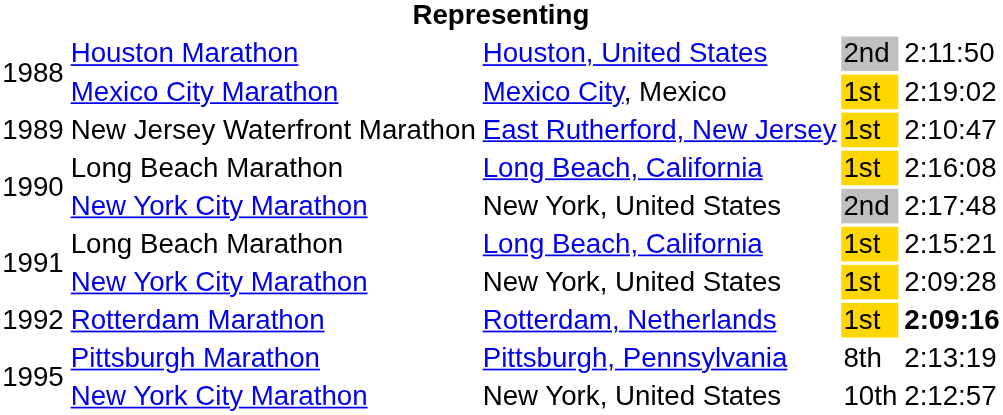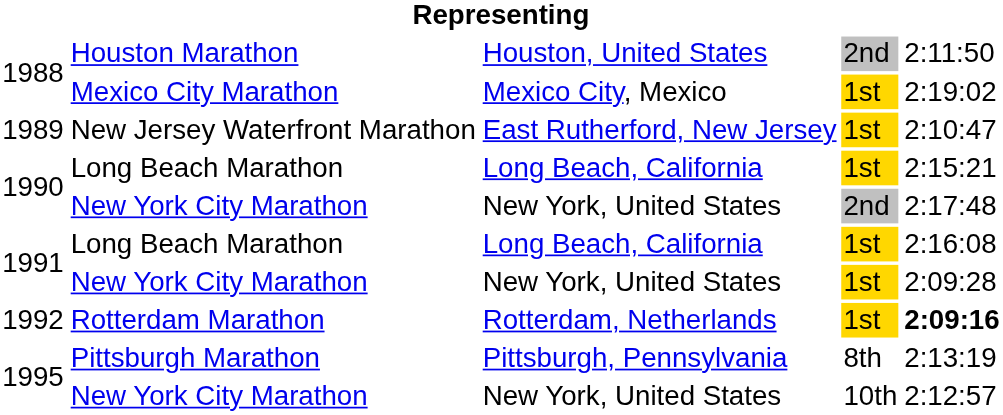(950, 167) 2:16:08 -> (950, 167) 2:15:21
(950, 243) 2:15:21 -> (950, 243) 2:16:08
